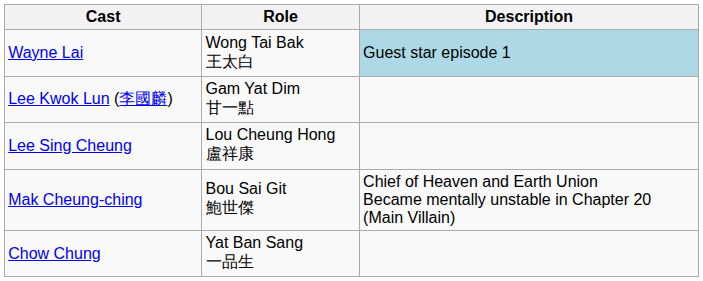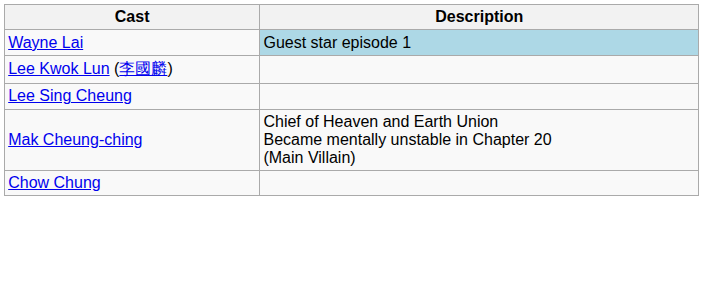- column: (281, 17)
